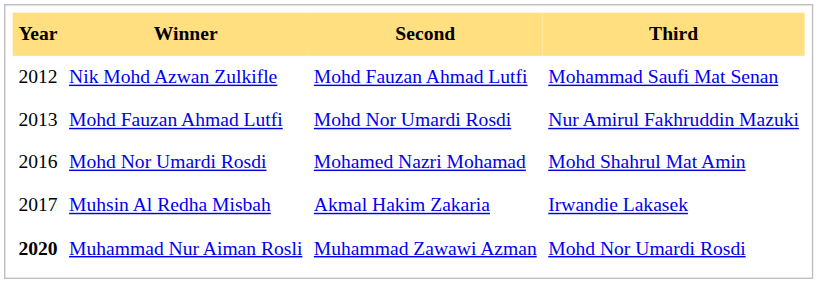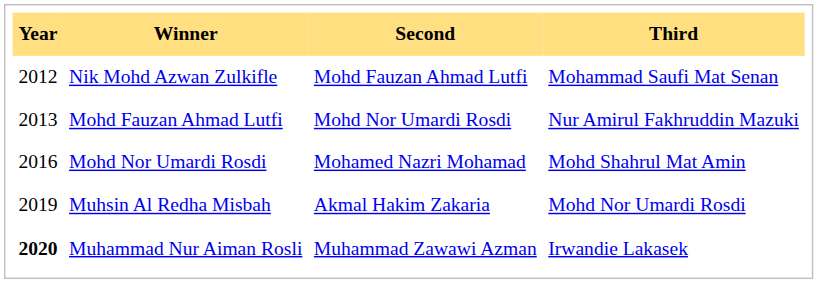(38, 205) 2017 -> (38, 205) 2019
(618, 205) Irwandie Lakasek -> (647, 205) Mohd Nor Umardi Rosdi
(647, 248) Mohd Nor Umardi Rosdi -> (618, 248) Irwandie Lakasek
